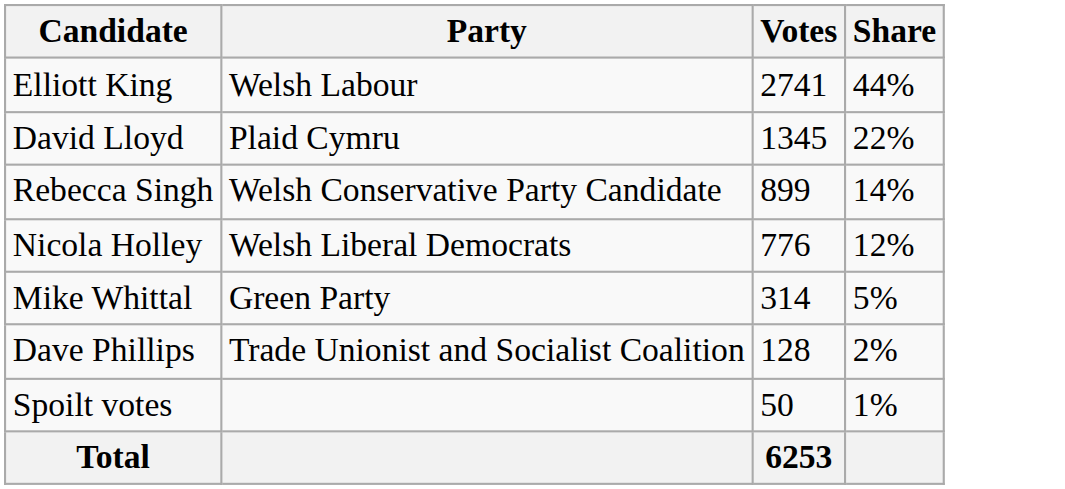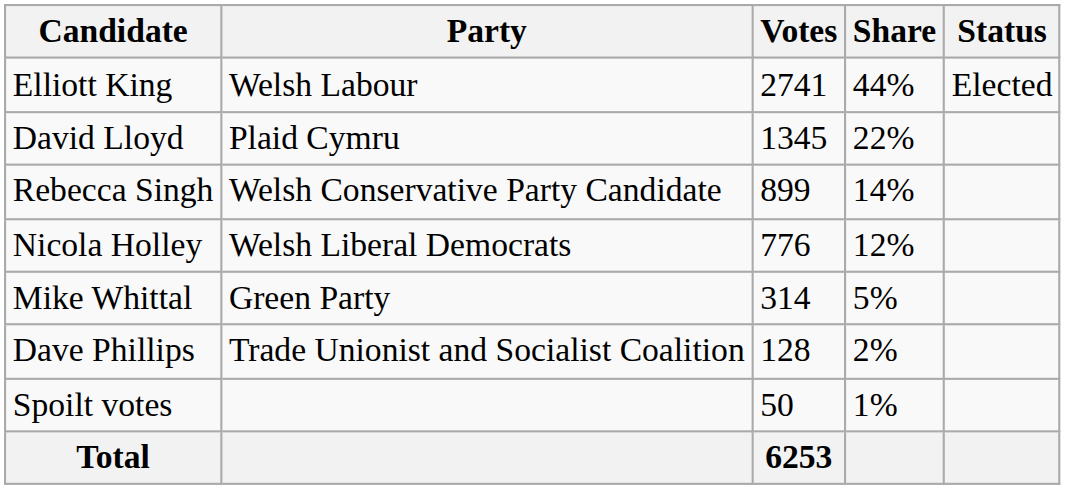+ column: (1002, 31)
